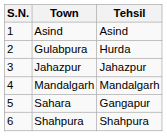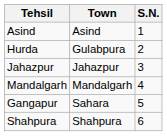columns swapped: (18, 13) <-> (130, 13)
